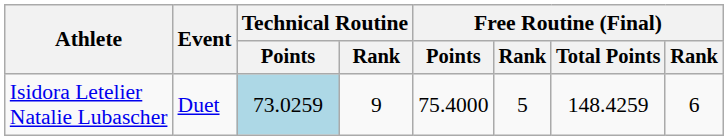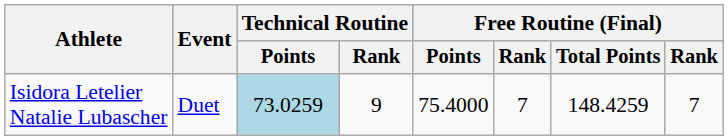(522, 104) 5 -> (522, 104) 7
(694, 104) 6 -> (694, 104) 7
